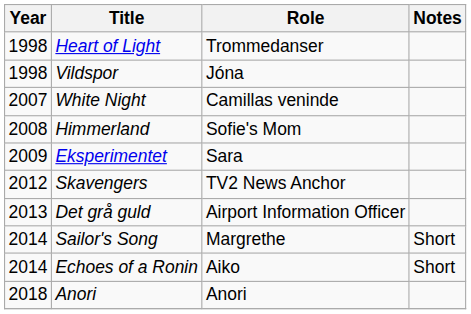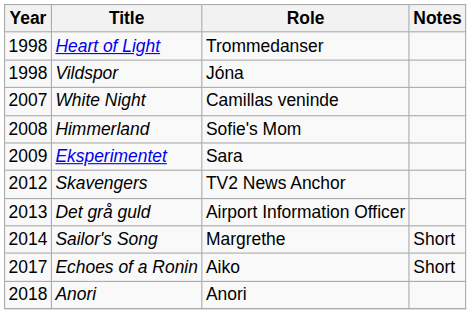(28, 267) 2014 -> (28, 267) 2017
